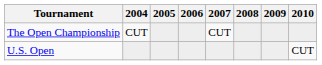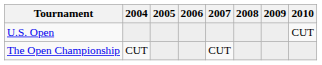rows swapped: (31, 51) <-> (63, 32)
